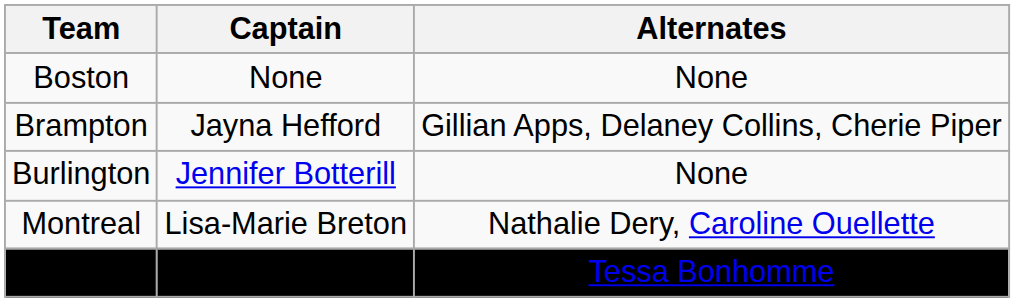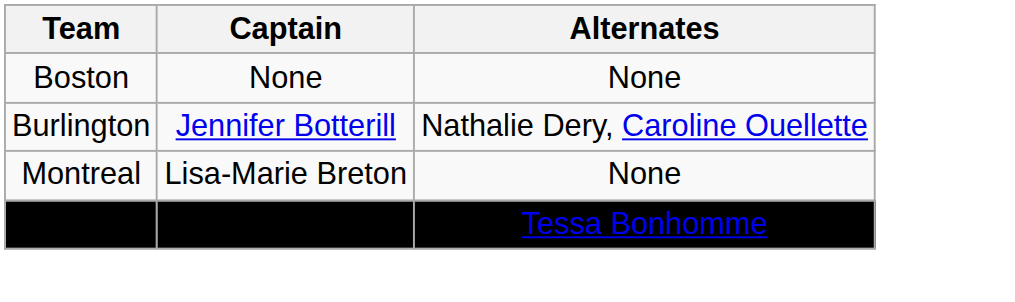- row: (81, 126)
(711, 175) None -> (645, 126) Nathalie Dery, Caroline Ouellette
(711, 223) Nathalie Dery, Caroline Ouellette -> (645, 175) None
